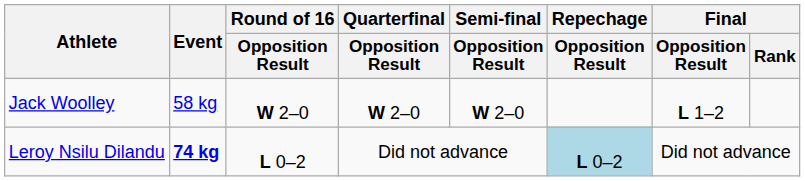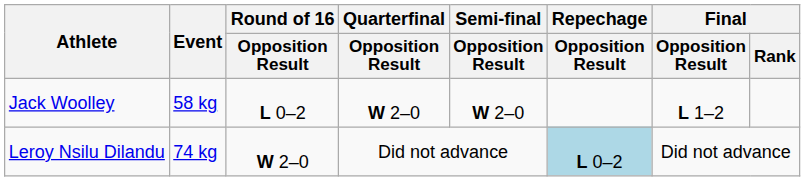(283, 113) W 2–0 -> (283, 113) L 0–2
(196, 152) bold -> (195, 152) normal
(283, 162) L 0–2 -> (283, 162) W 2–0
